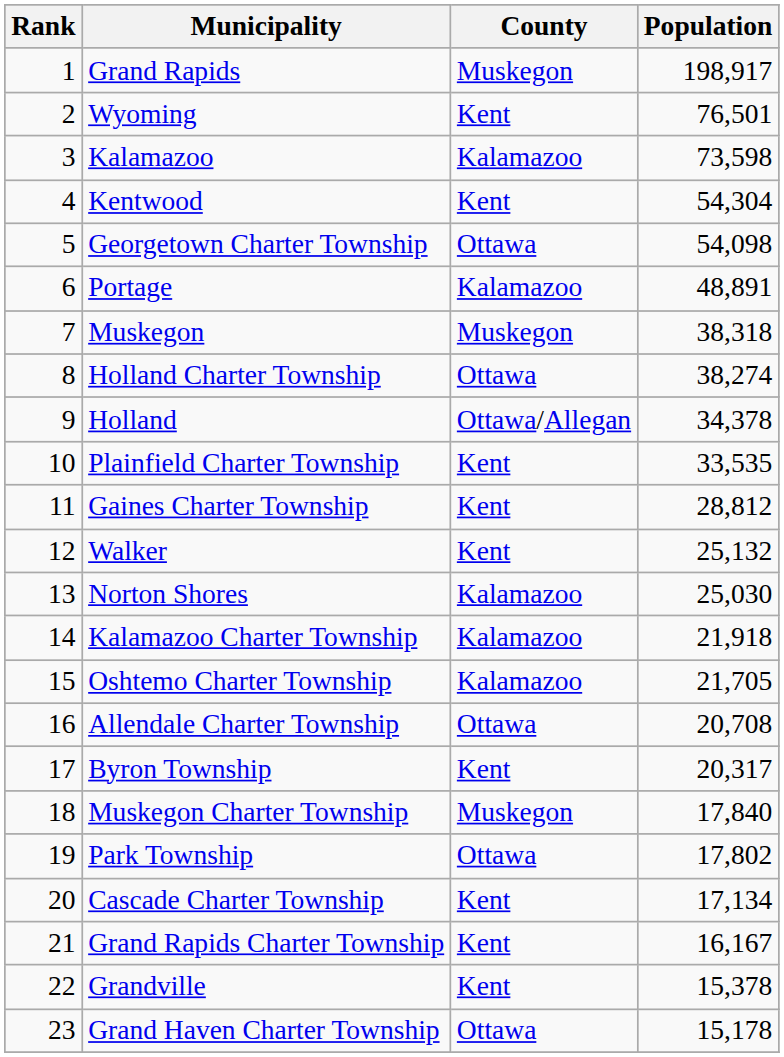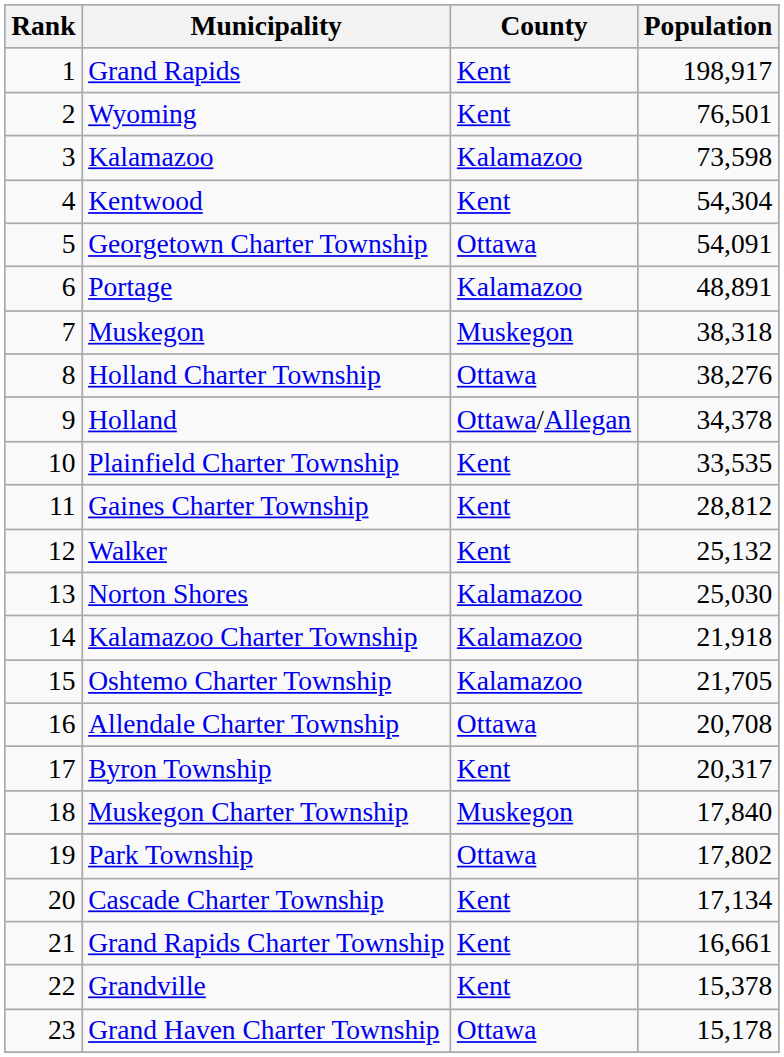(515, 69) Muskegon -> (484, 69) Kent
(734, 244) 54,098 -> (734, 244) 54,091
(734, 375) 38,274 -> (734, 375) 38,276
(734, 942) 16,167 -> (734, 942) 16,661
